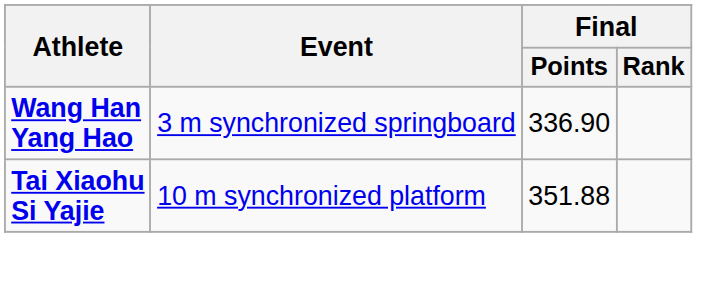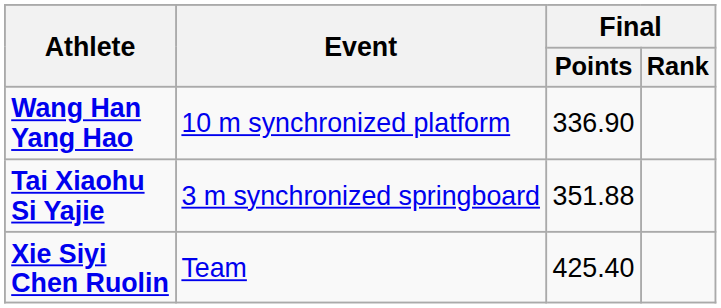(336, 124) 3 m synchronized springboard -> (346, 124) 10 m synchronized platform
(322, 196) 10 m synchronized platform -> (361, 196) 3 m synchronized springboard
+ row: (90, 268)
